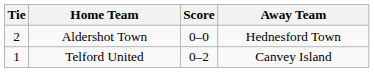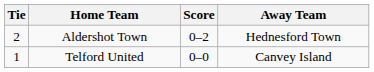(199, 36) 0–0 -> (199, 36) 0–2
(199, 57) 0–2 -> (199, 57) 0–0
